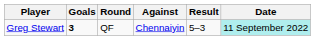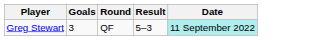- column: (160, 12)
(71, 27) bold -> (71, 27) normal
